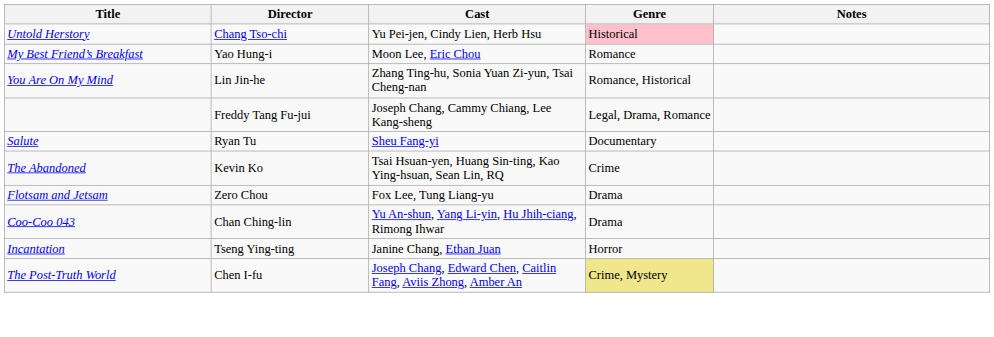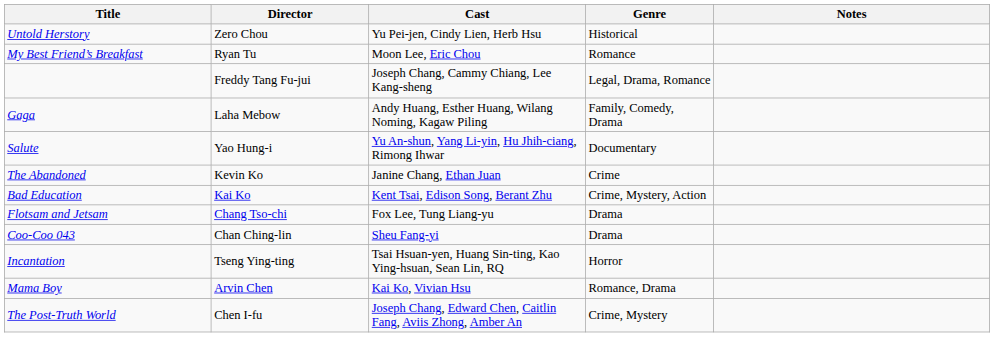(251, 34) Chang Tso-chi -> (241, 34) Zero Chou
(613, 34) pink background -> (613, 34) no background
(243, 53) Yao Hung-i -> (235, 53) Ryan Tu
- row: (60, 80)
+ row: (21, 114)
(235, 141) Ryan Tu -> (243, 148) Yao Hung-i
(405, 141) Sheu Fang-yi -> (474, 148) Yu An-shun, Yang Li-yin, Hu Jhih-ciang, Rimong Ihwar
(466, 168) Tsai Hsuan-yen, Huang Sin-ting, Kao Ying-hsuan, Sean Lin, RQ -> (436, 175) Janine Chang, Ethan Juan
+ row: (45, 195)
(241, 195) Zero Chou -> (251, 214) Chang Tso-chi
(474, 221) Yu An-shun, Yang Li-yin, Hu Jhih-ciang, Rimong Ihwar -> (405, 234) Sheu Fang-yi
(436, 248) Janine Chang, Ethan Juan -> (466, 261) Tsai Hsuan-yen, Huang Sin-ting, Kao Ying-hsuan, Sean Lin, RQ
+ row: (34, 288)
(628, 275) khaki background -> (628, 315) no background
